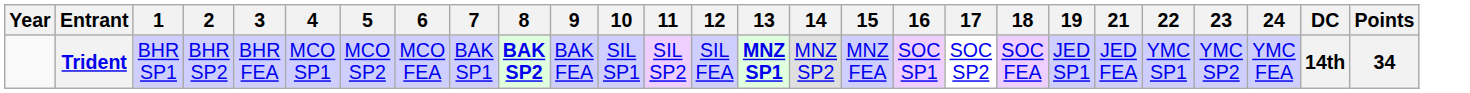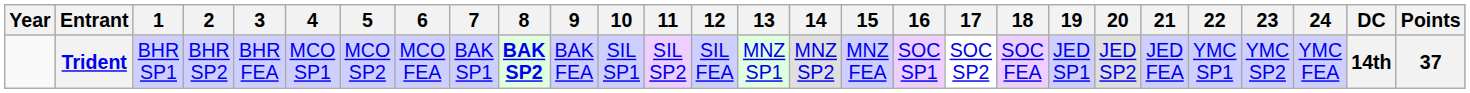+ column: (1118, 20)
(764, 61) bold -> (764, 61) normal
(1384, 61) 34 -> (1431, 61) 37
